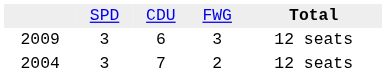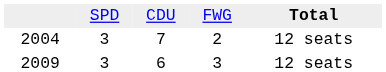rows swapped: (40, 40) <-> (40, 64)
